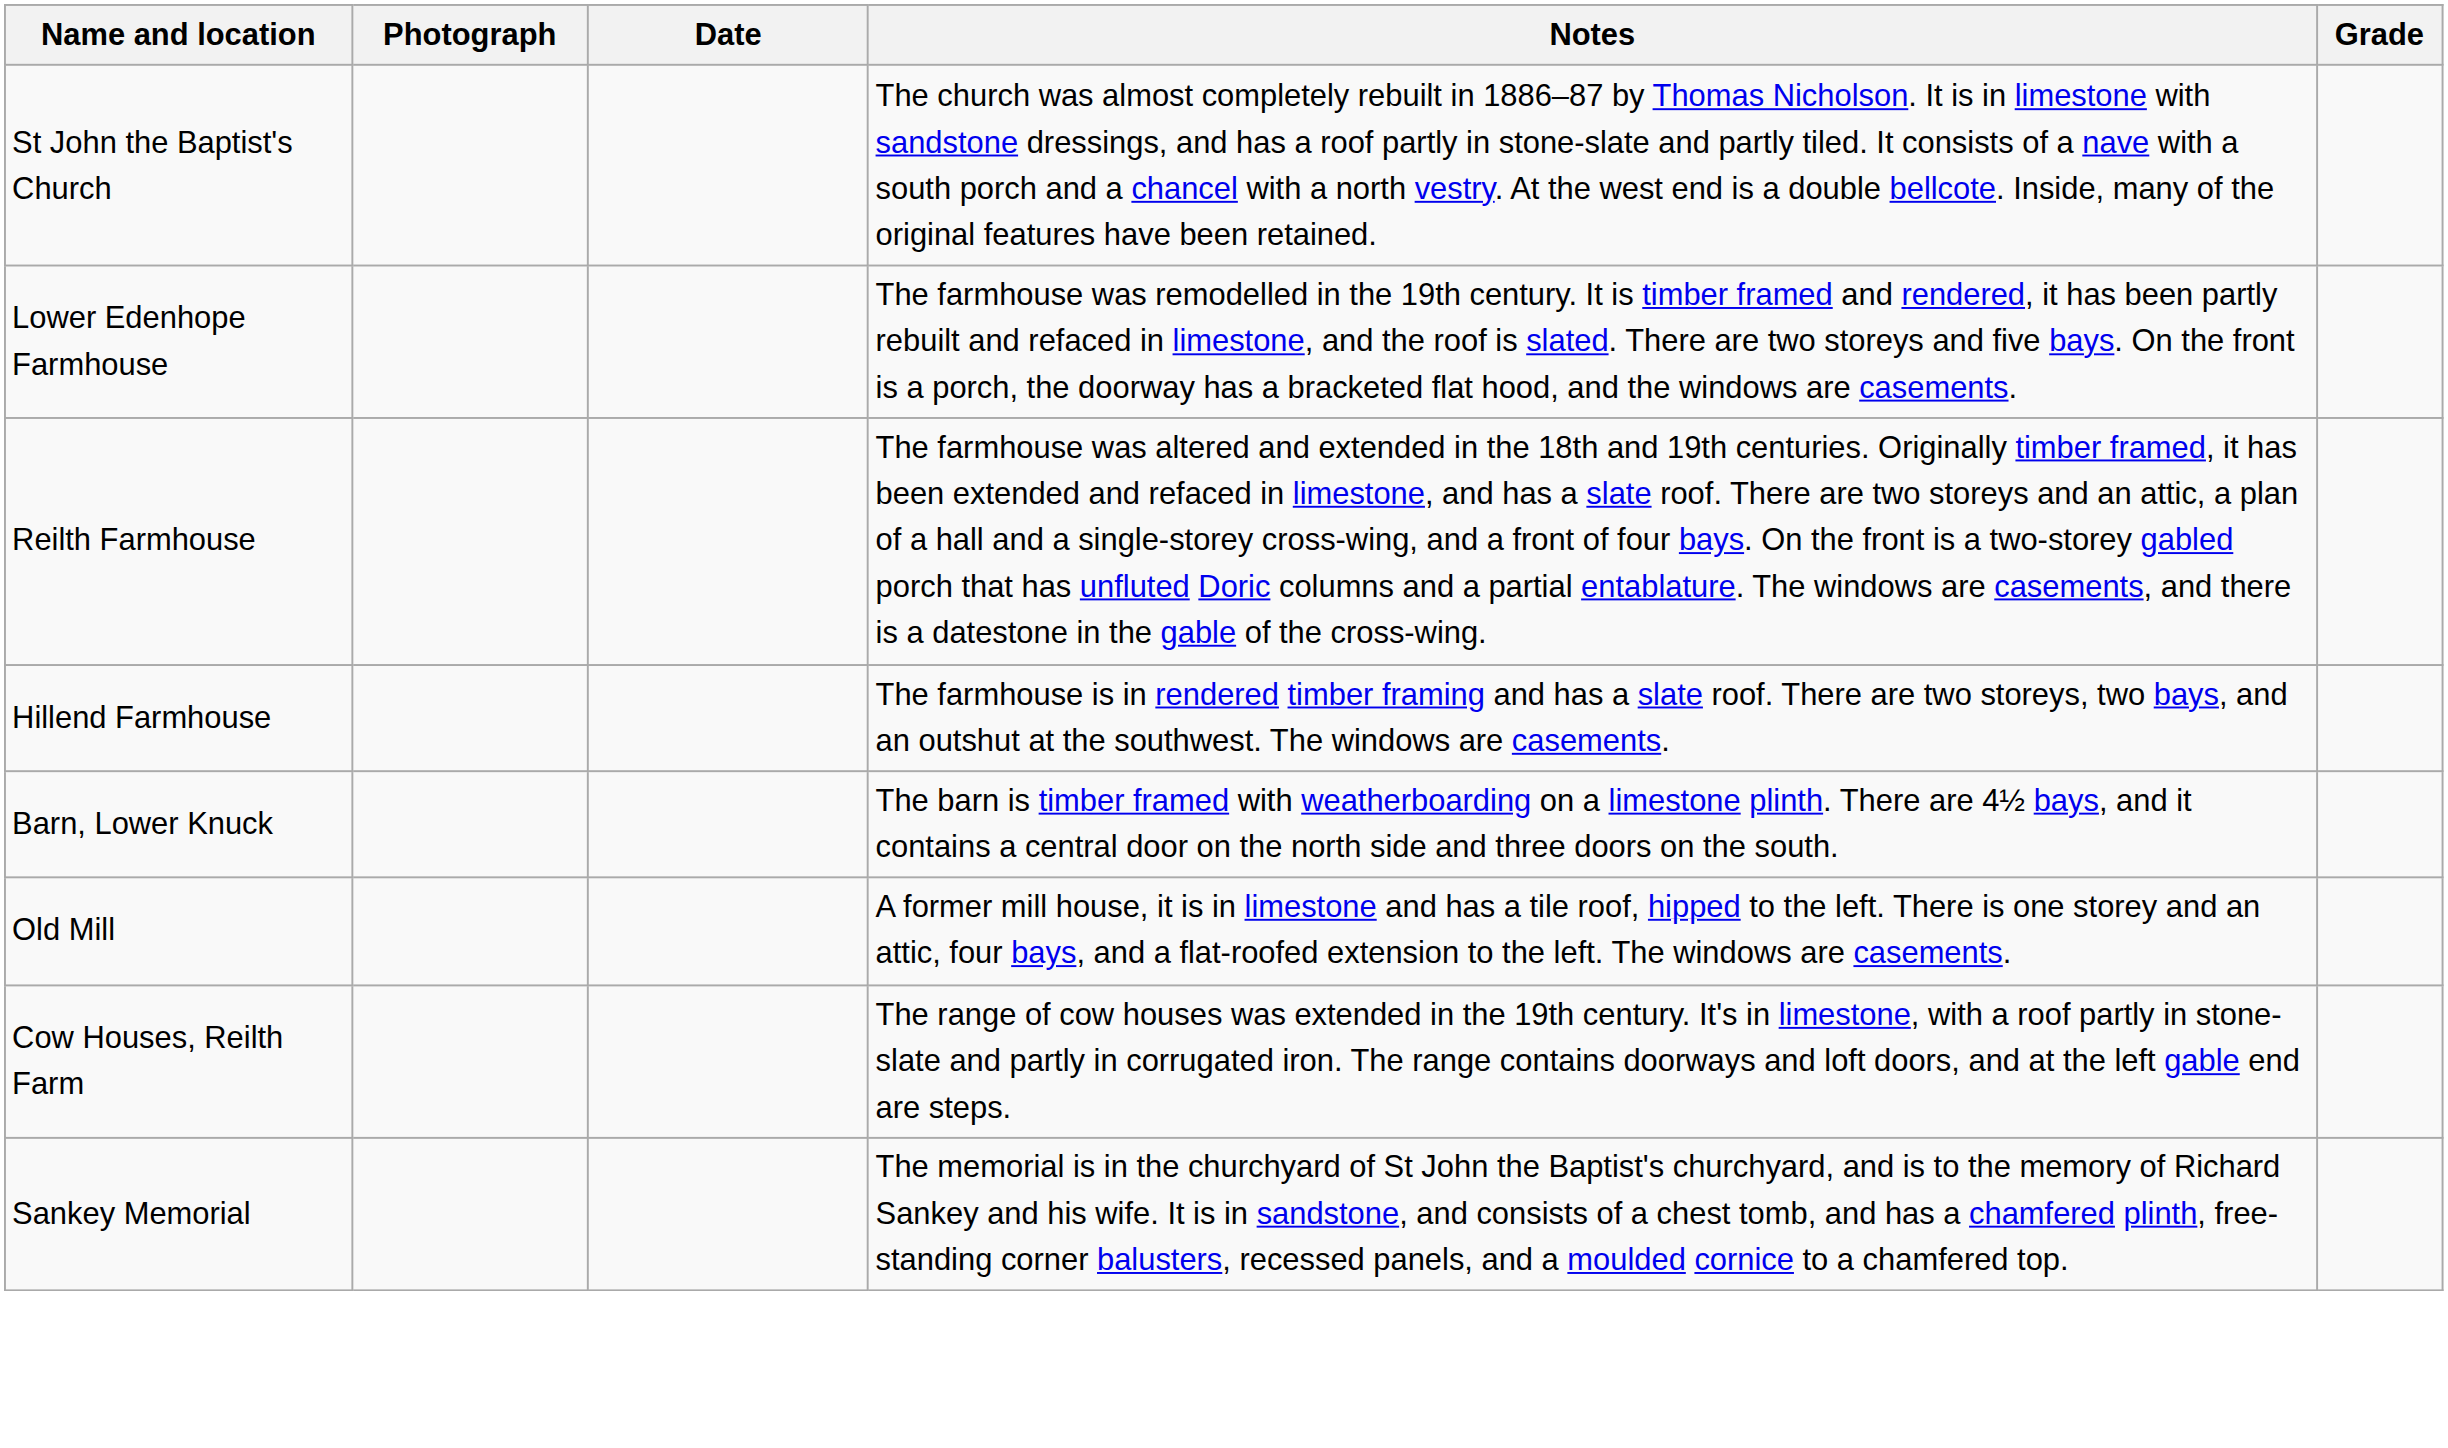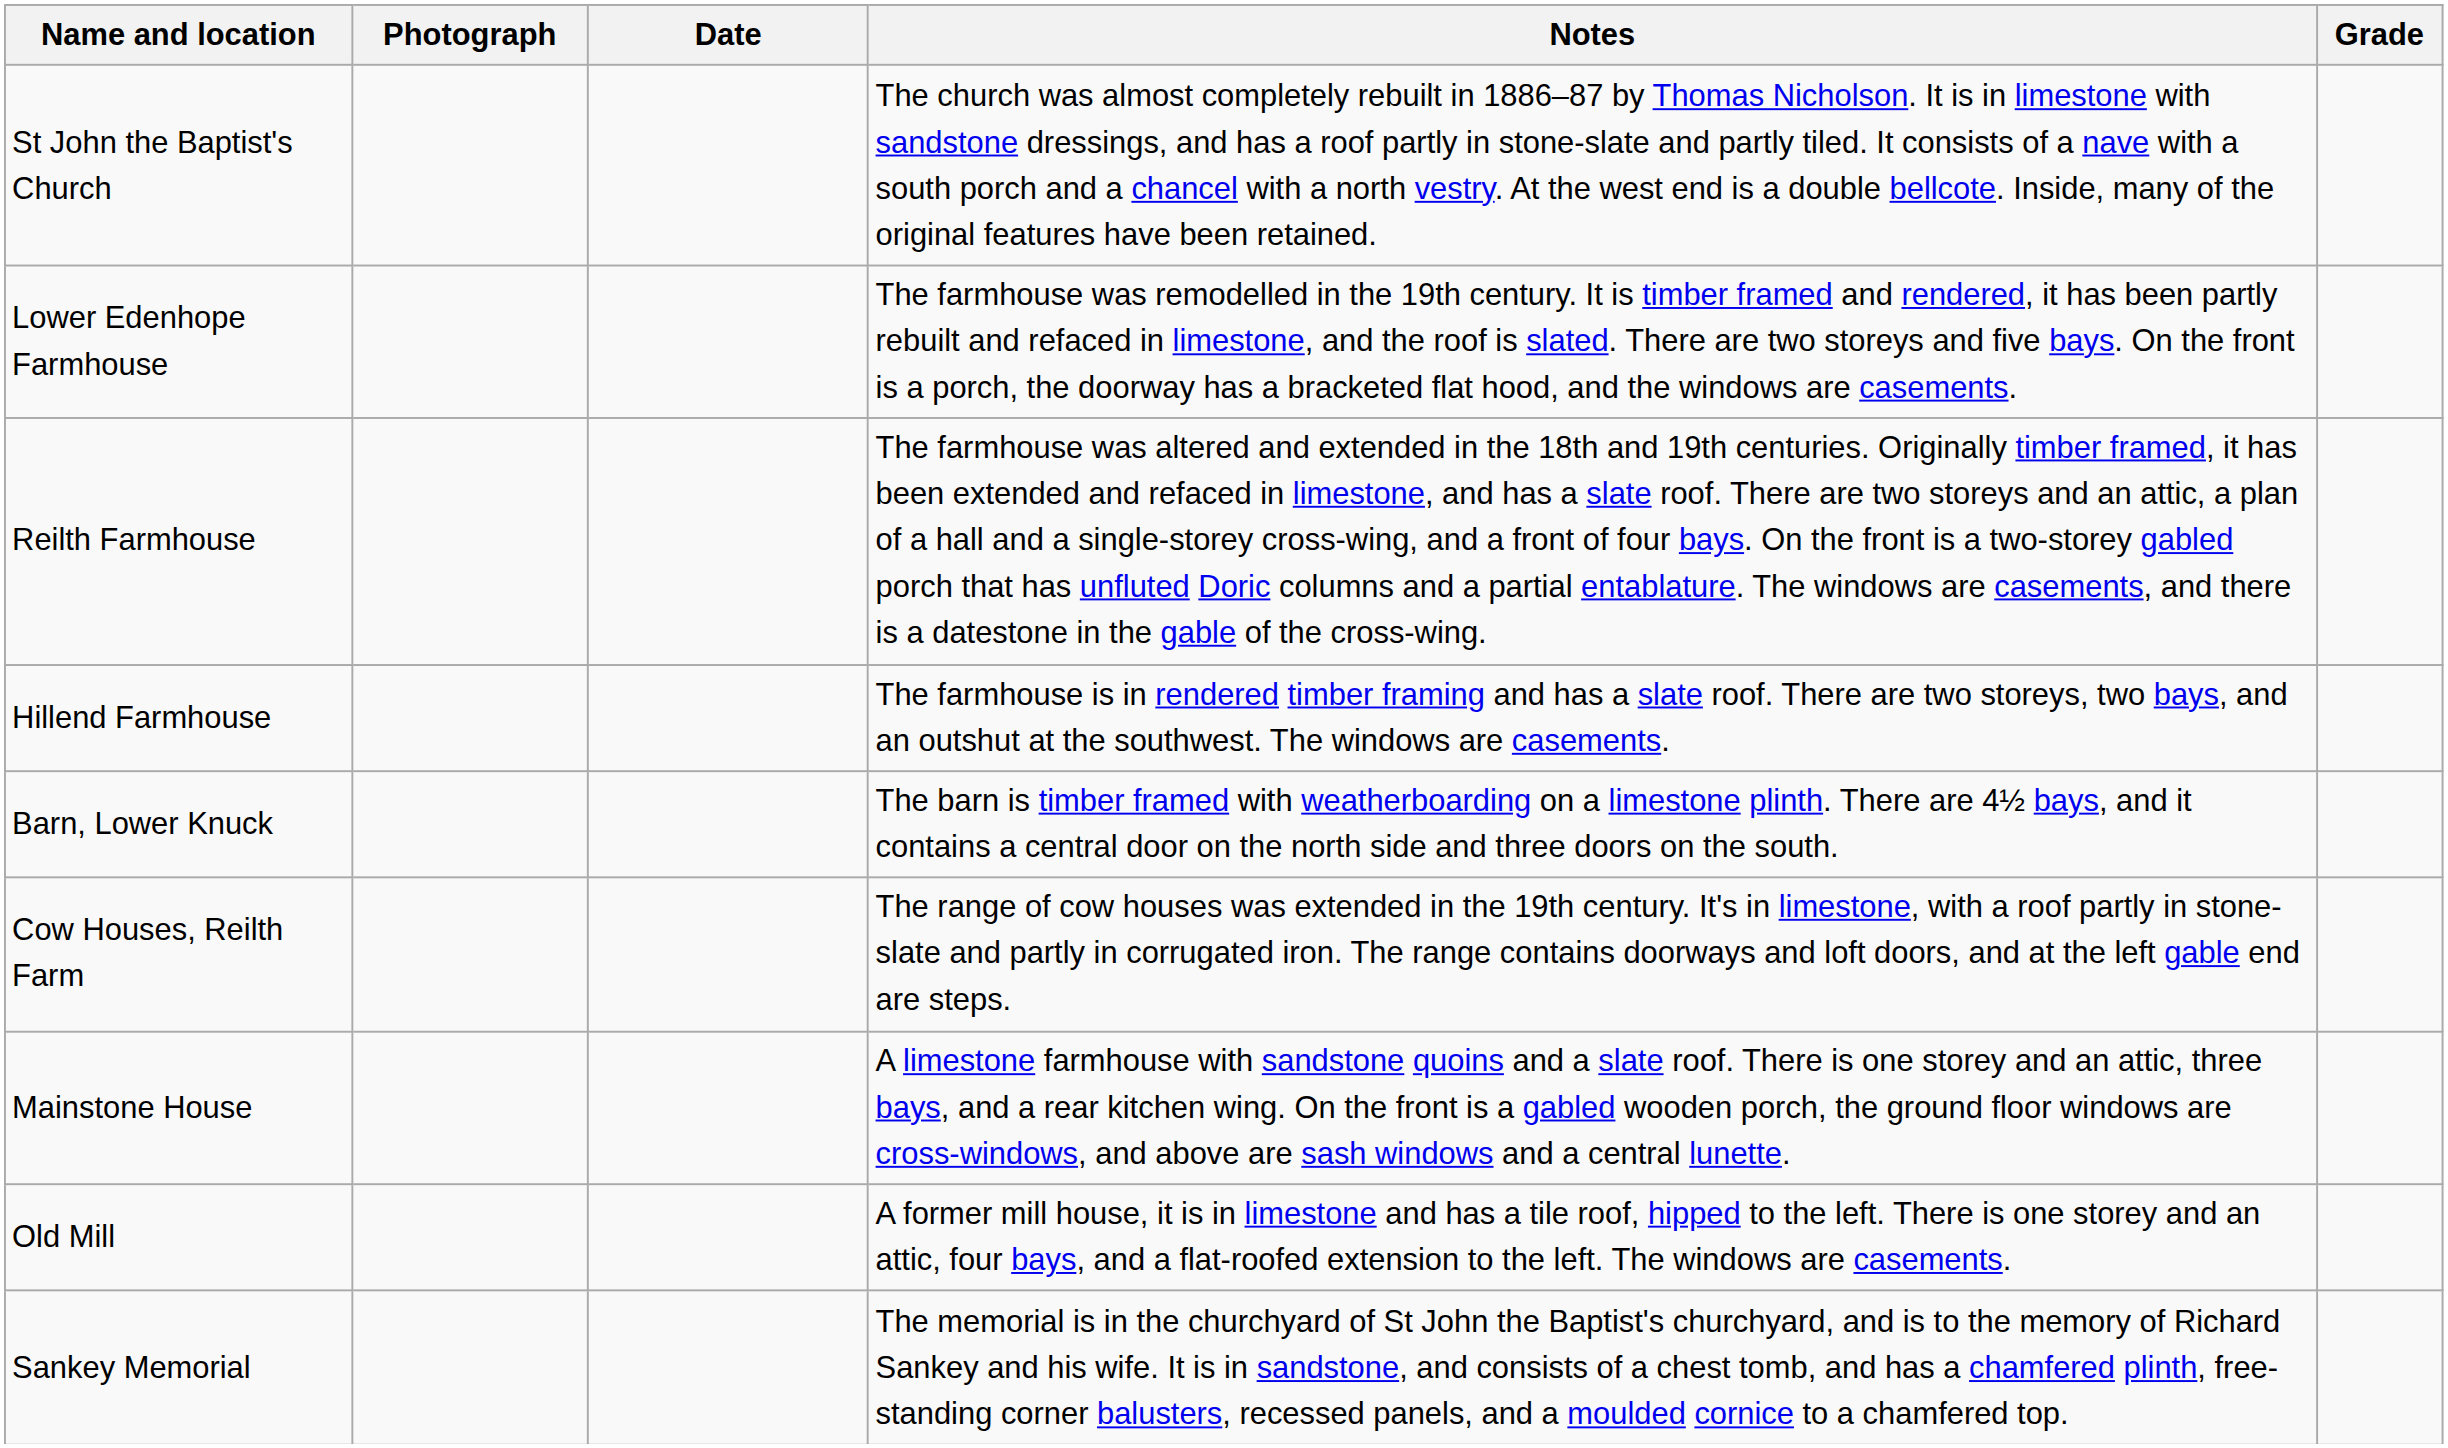rows swapped: (64, 930) <-> (148, 1060)
+ row: (132, 1107)
